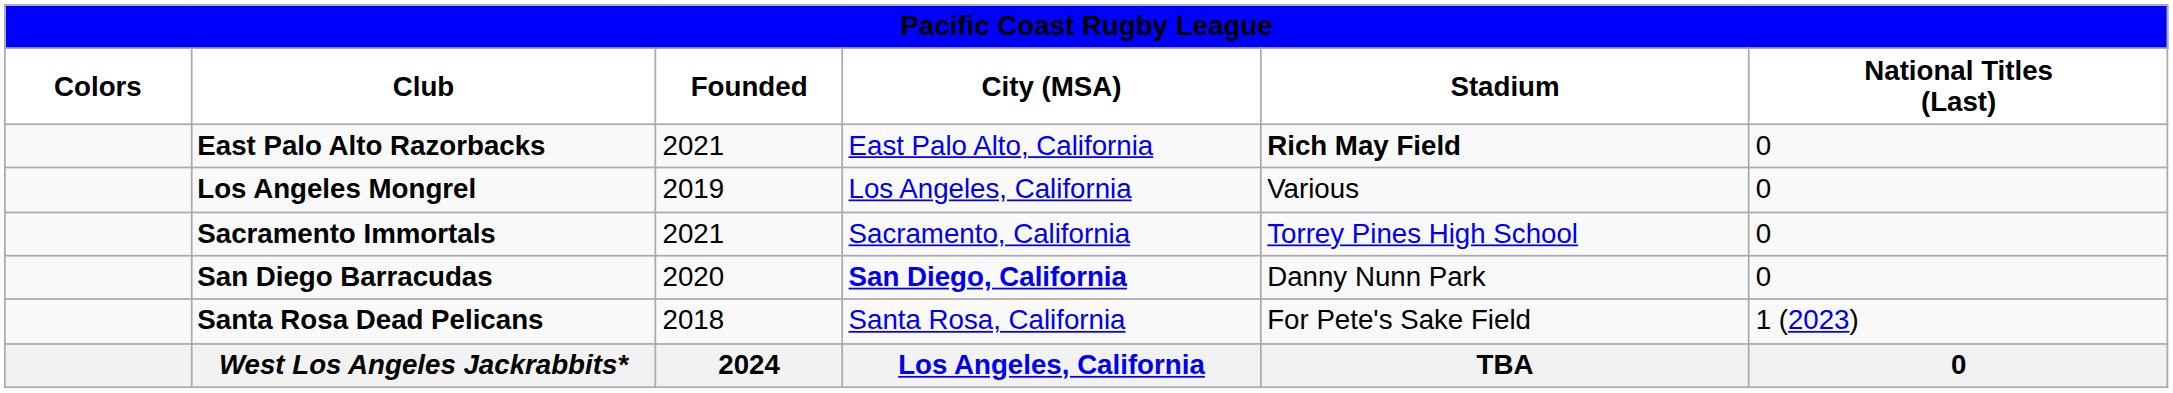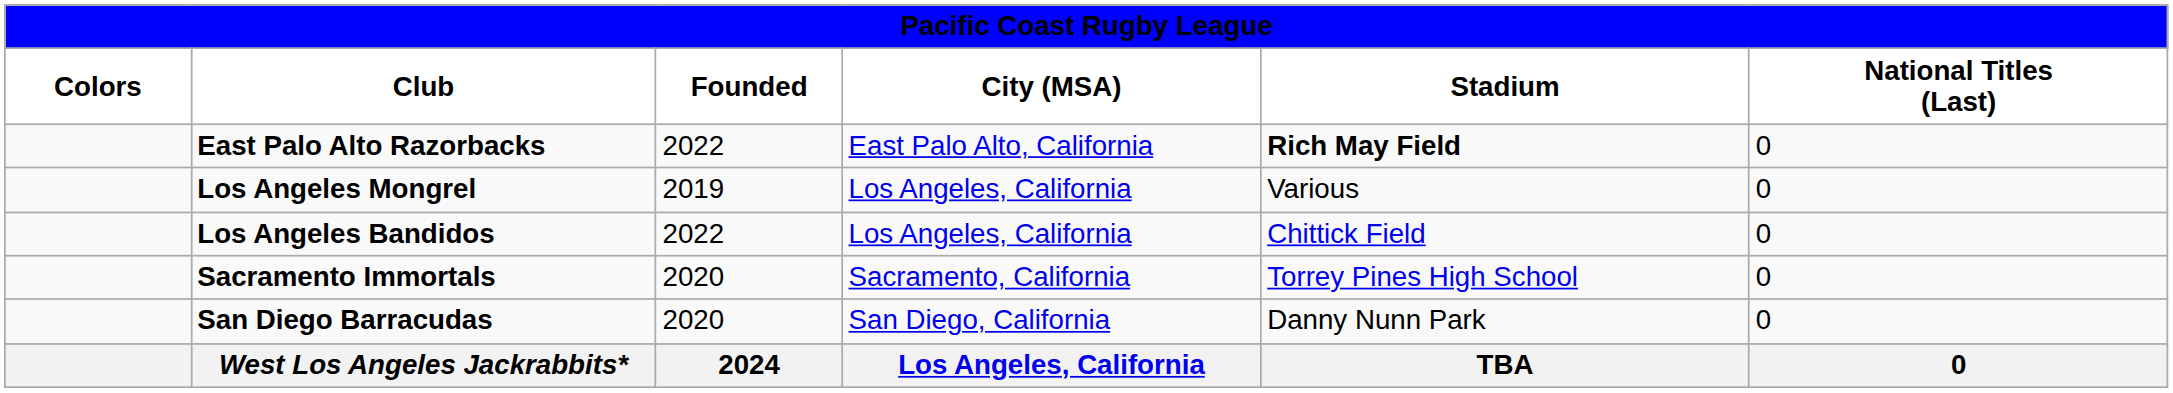(693, 145) 2021 -> (693, 145) 2022
+ row: (346, 233)
(693, 233) 2021 -> (693, 277) 2020
(988, 277) bold -> (979, 320) normal
- row: (370, 320)
